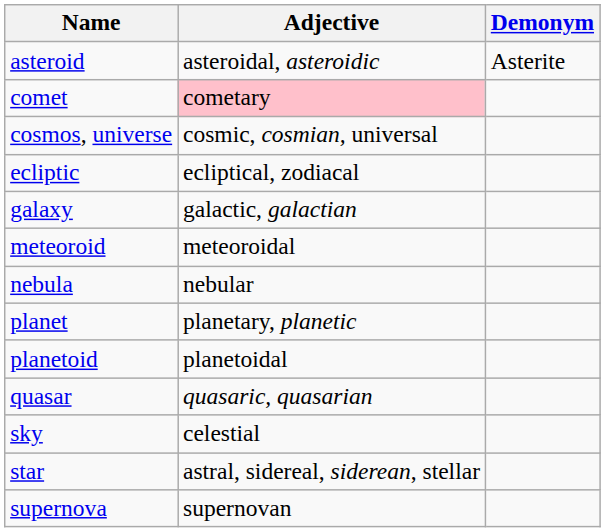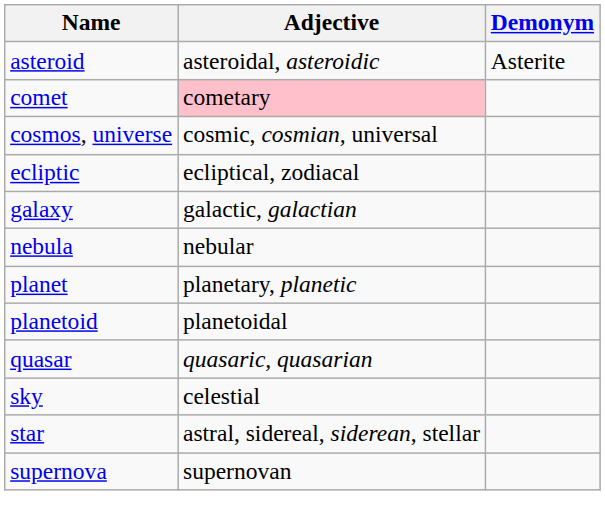- row: (58, 246)
